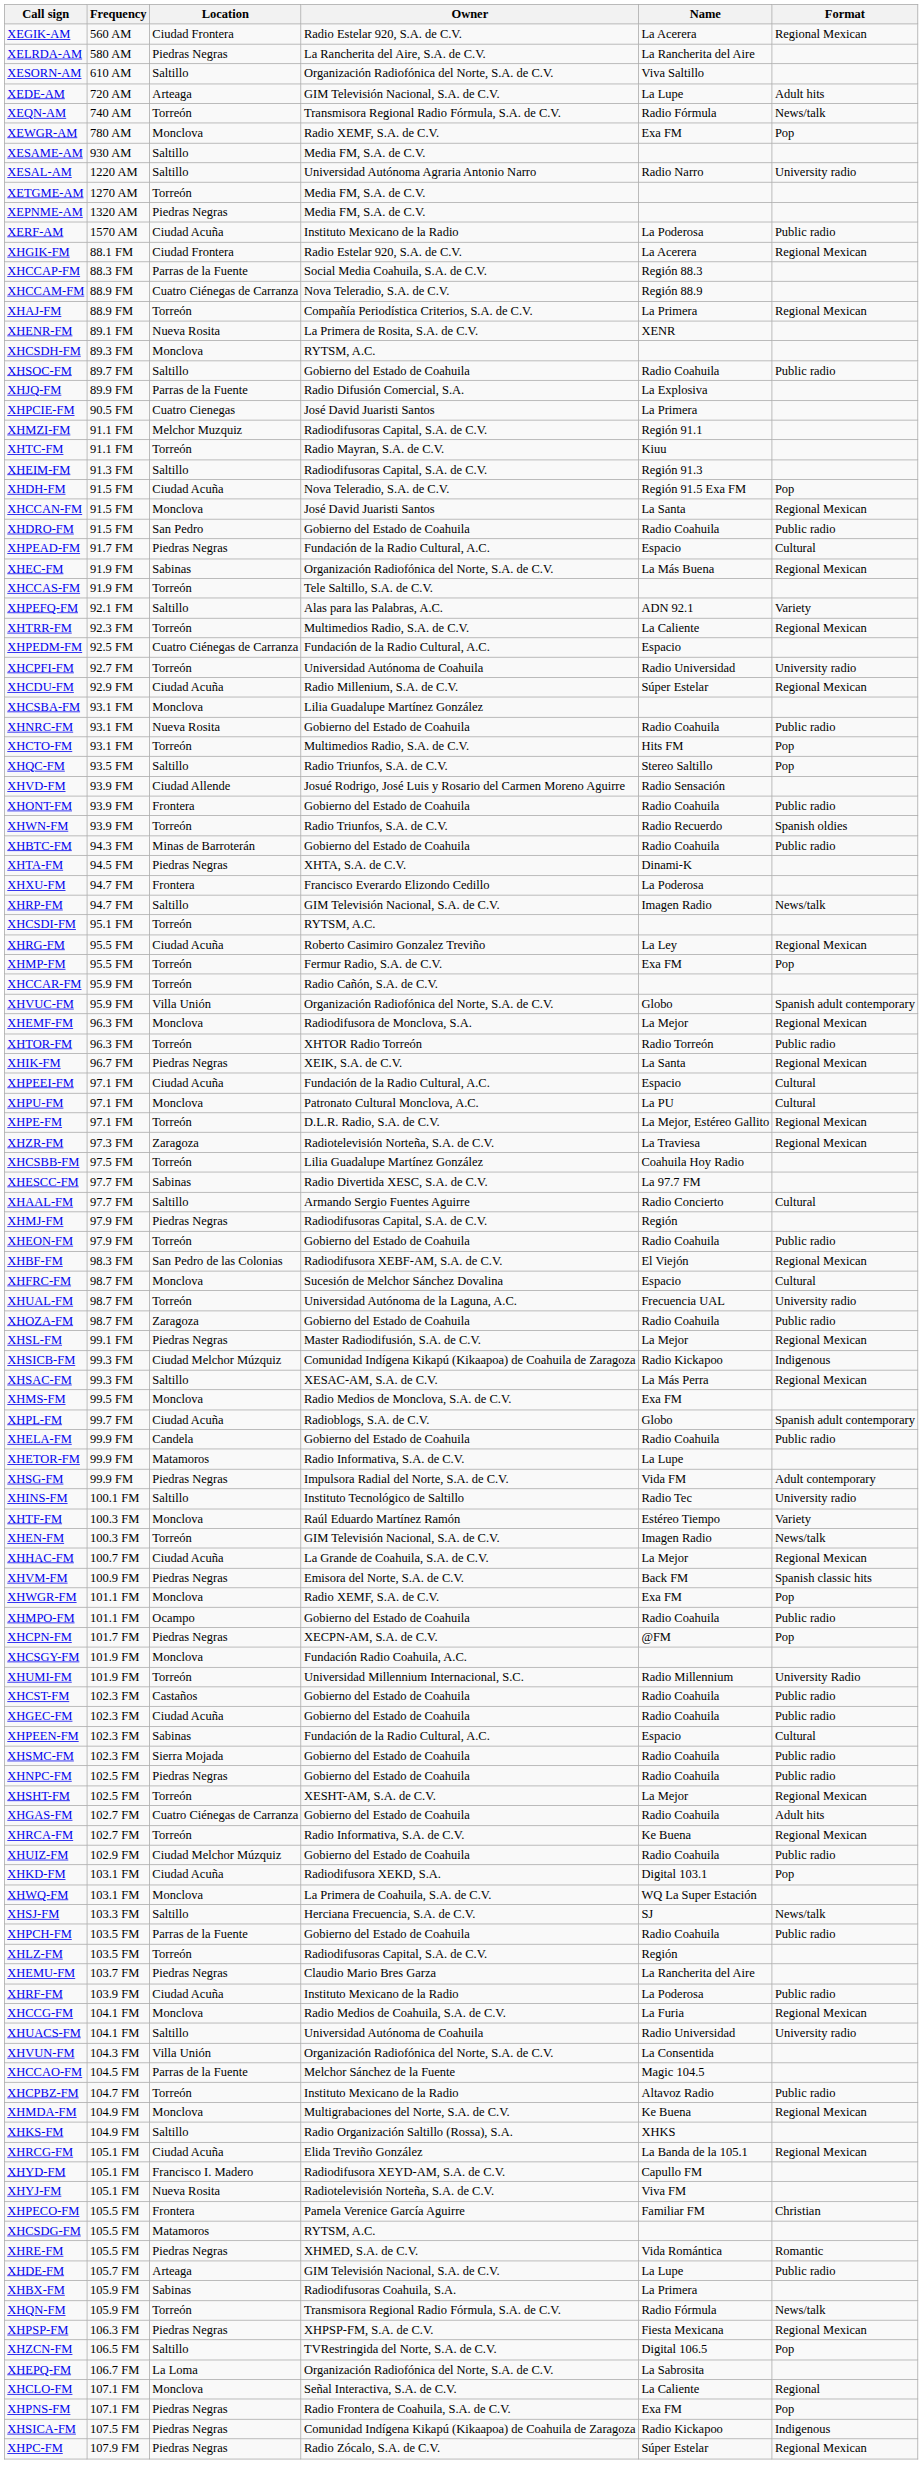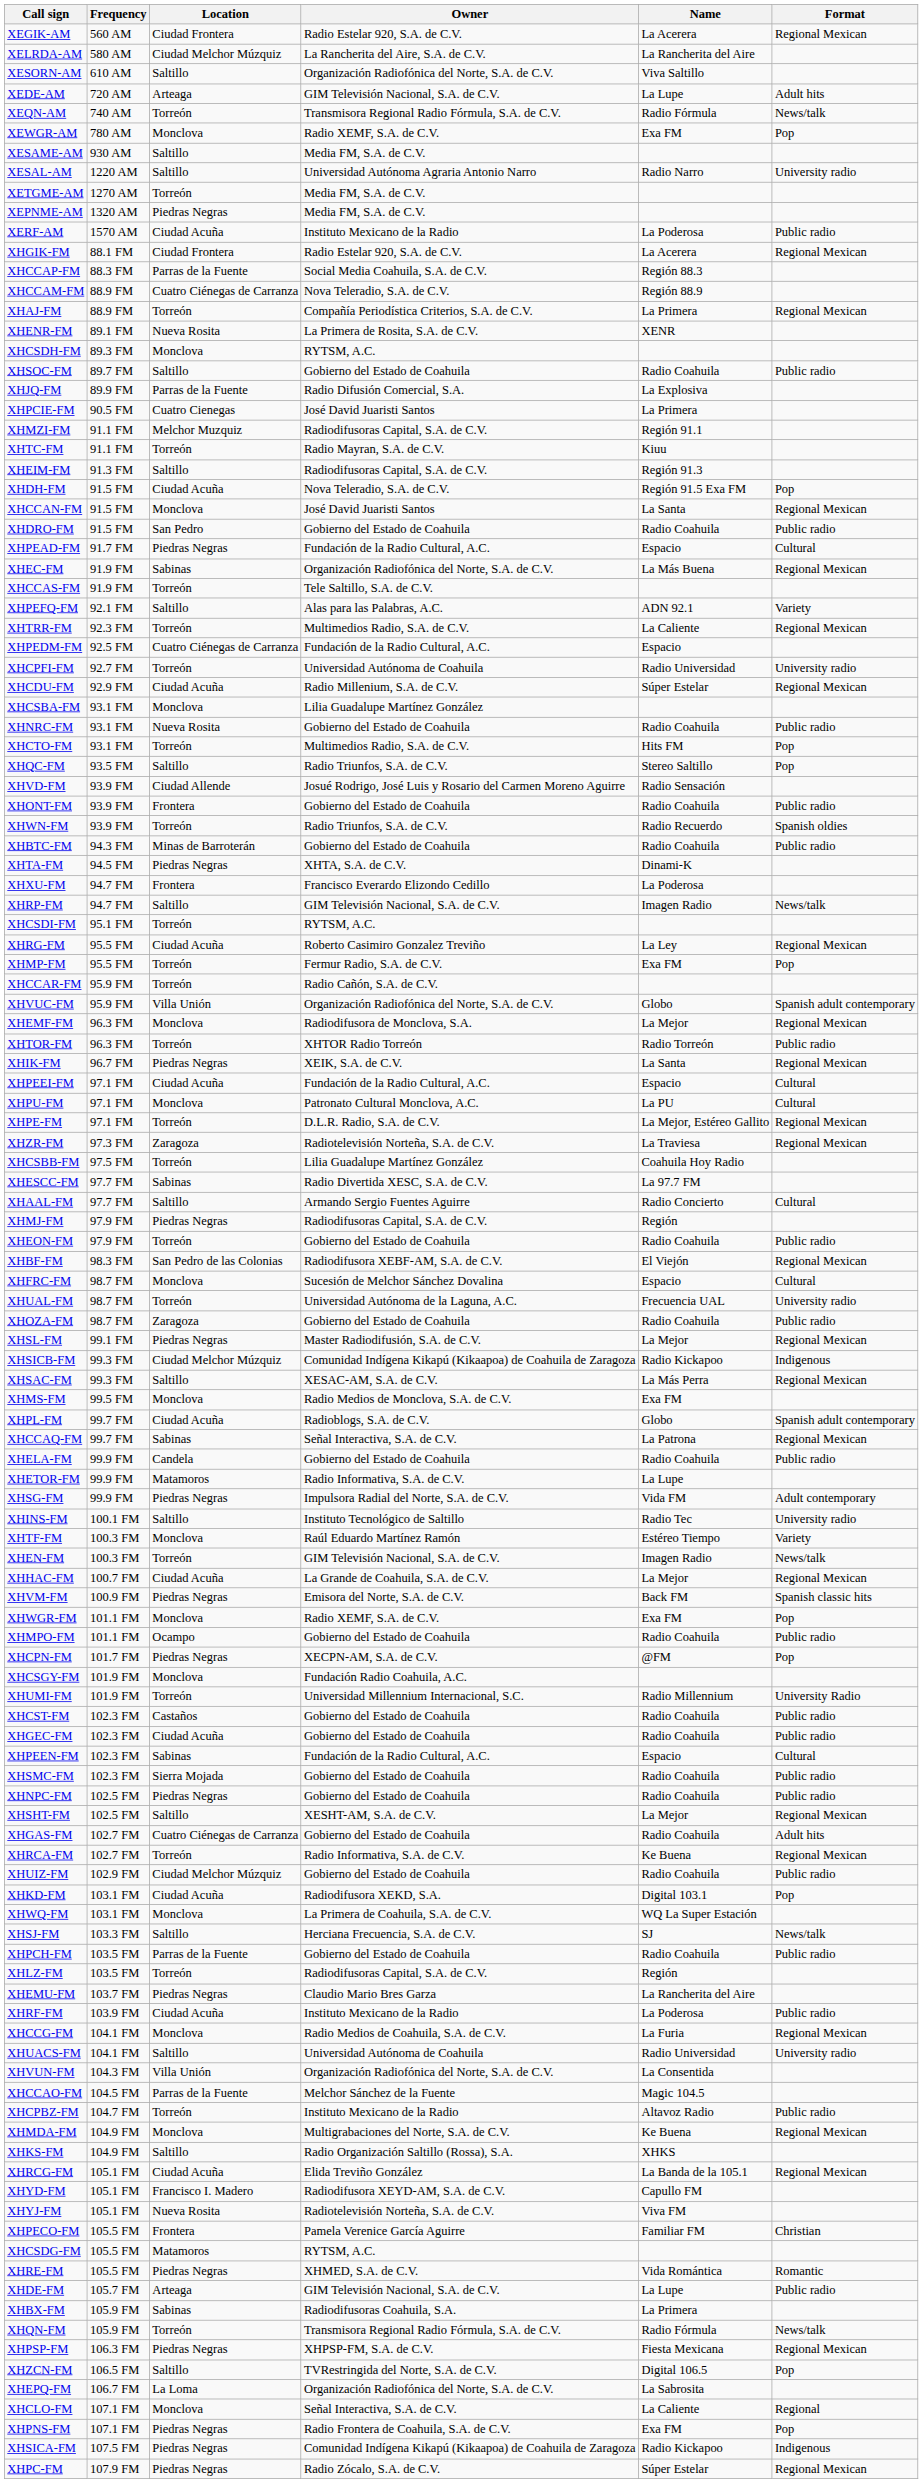(190, 53) Piedras Negras -> (217, 53) Ciudad Melchor Múzquiz
+ row: (45, 1439)
(172, 1795) Torreón -> (170, 1815) Saltillo
